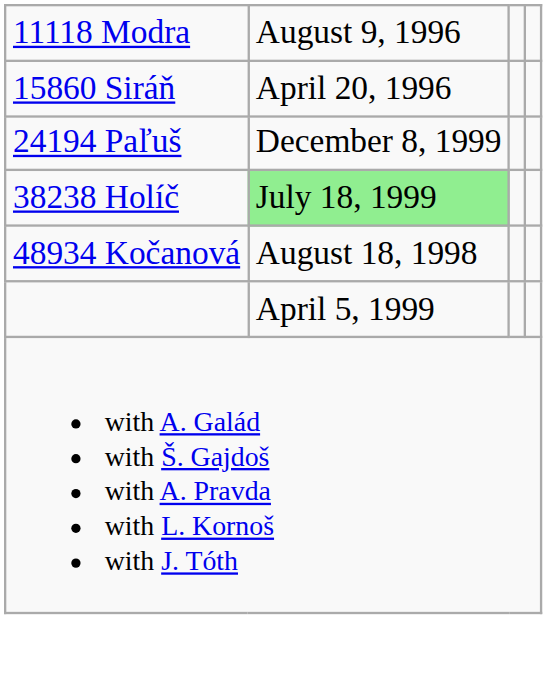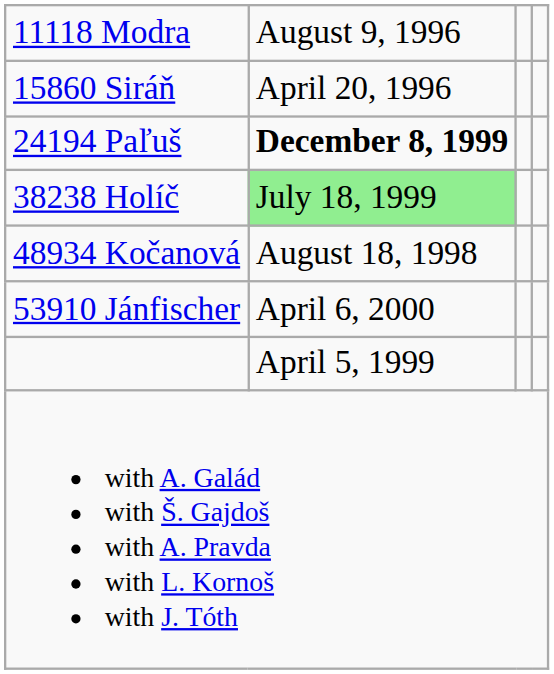(379, 142) normal -> (382, 142) bold
+ row: (127, 307)
